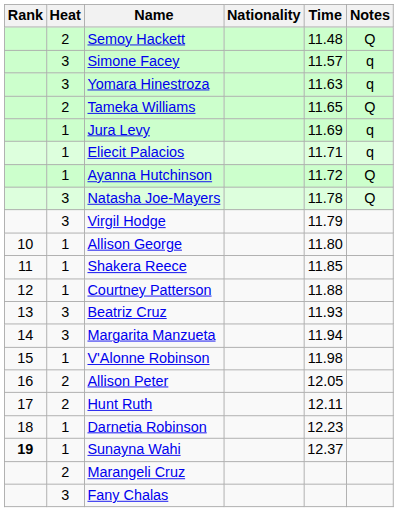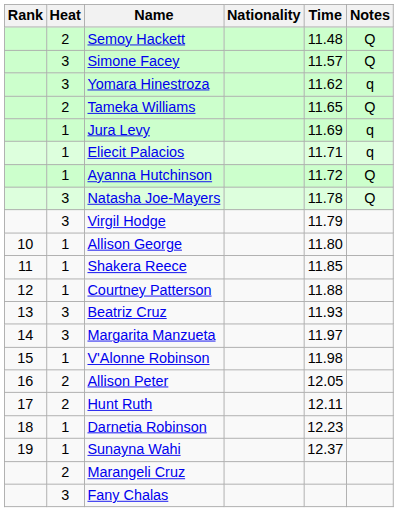(370, 61) q -> (370, 61) Q
(325, 84) 11.63 -> (325, 84) 11.62
(325, 335) 11.94 -> (325, 335) 11.97
(25, 449) bold -> (25, 449) normal
